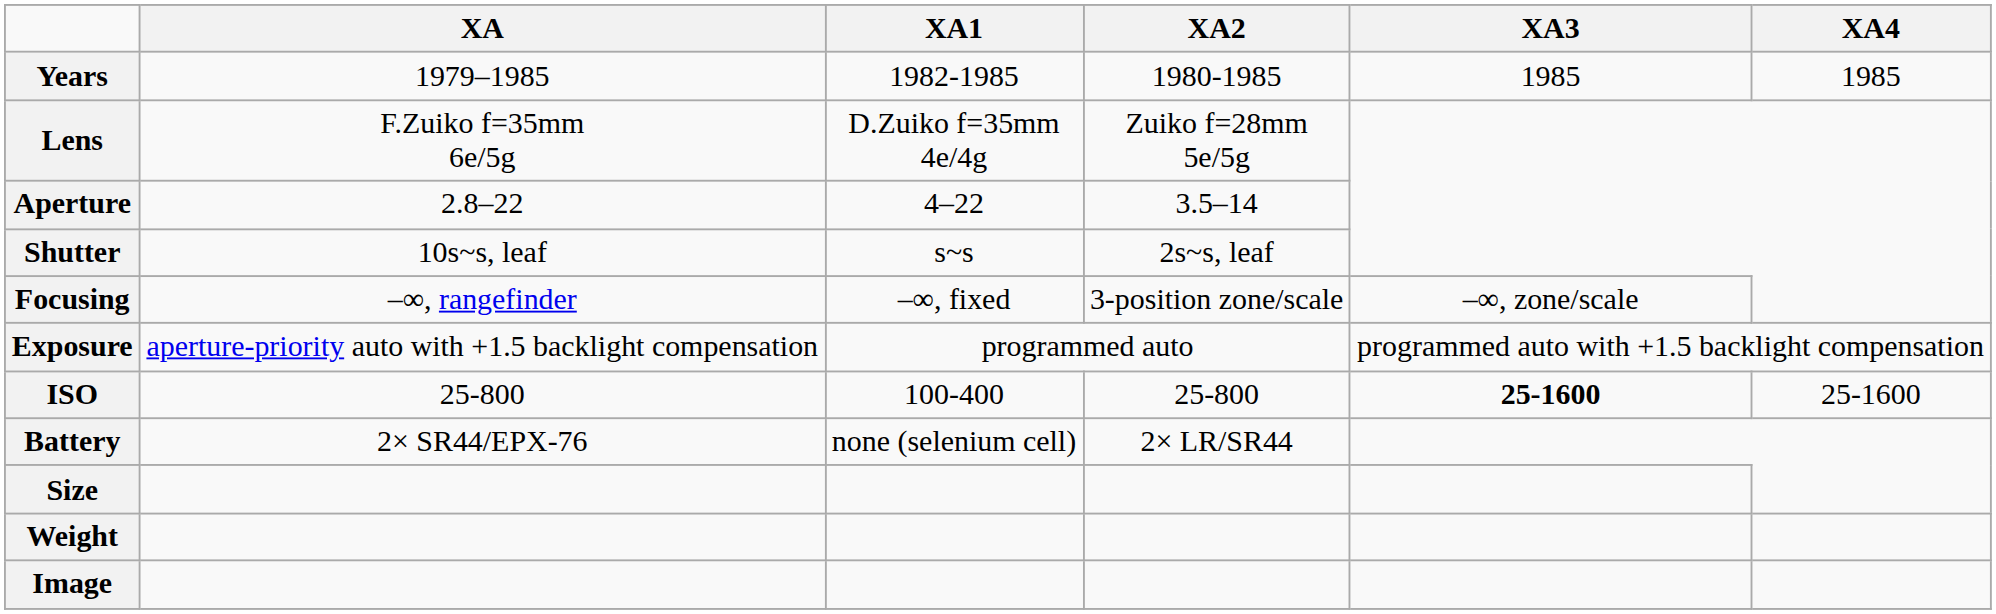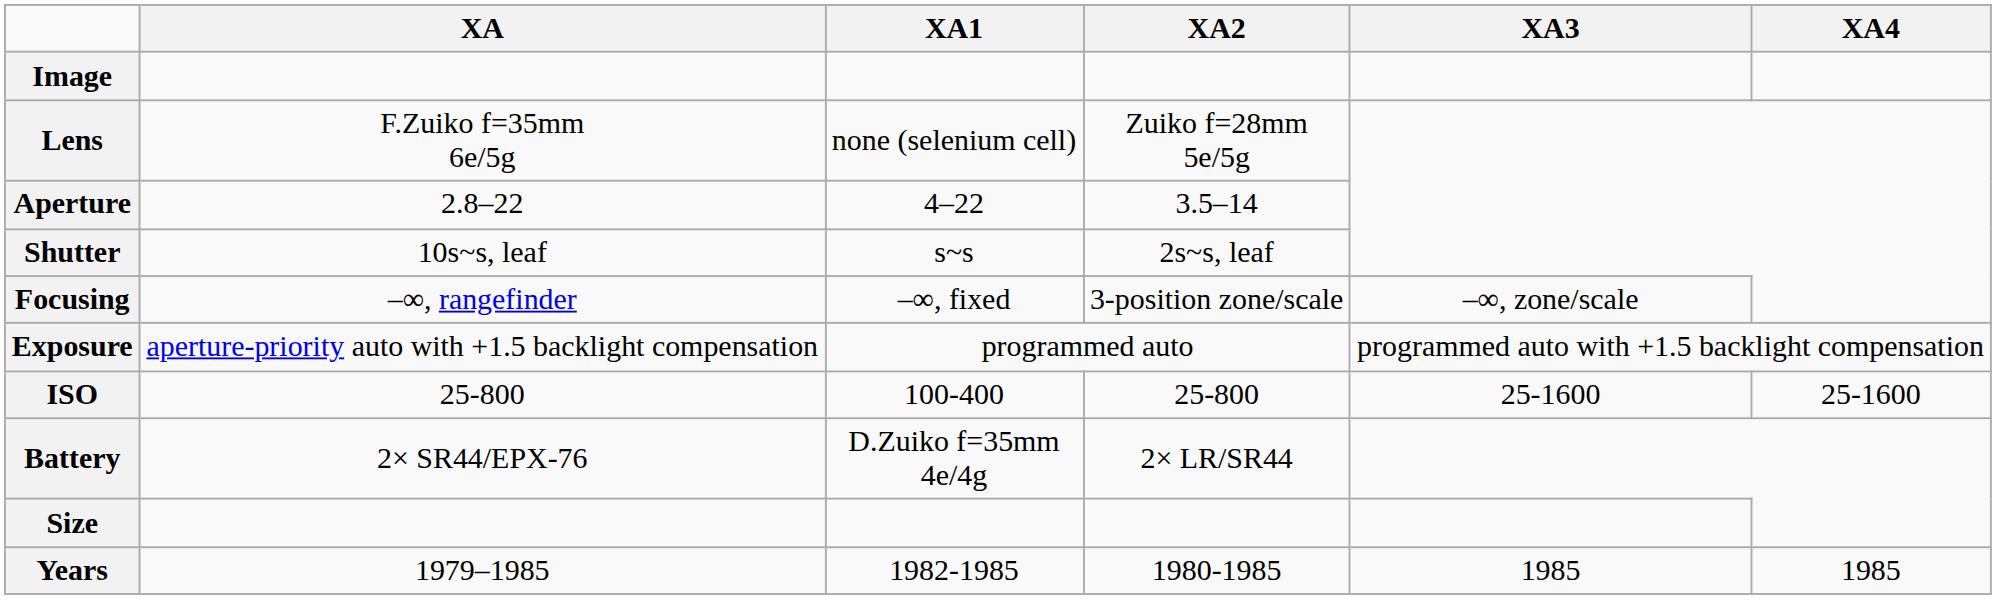rows swapped: (72, 583) <-> (72, 75)
(954, 139) D.Zuiko f=35mm 4e/4g -> (954, 139) none (selenium cell)
(1551, 394) bold -> (1551, 394) normal
(954, 441) none (selenium cell) -> (954, 458) D.Zuiko f=35mm 4e/4g
- row: (72, 536)
